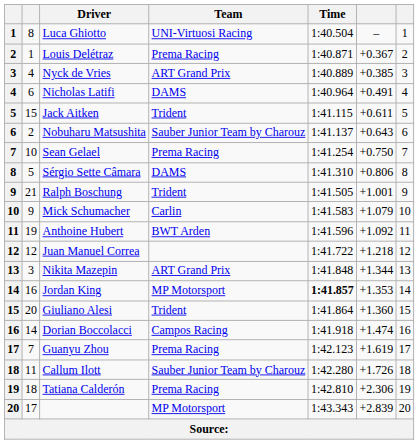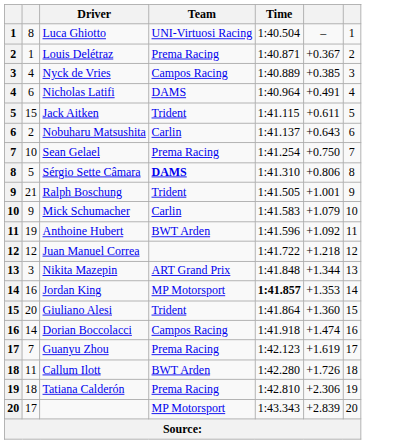(191, 73) ART Grand Prix -> (190, 73) Campos Racing
(228, 132) Sauber Junior Team by Charouz -> (166, 132) Carlin
(169, 171) normal -> (169, 171) bold
(228, 369) Sauber Junior Team by Charouz -> (181, 369) BWT Arden
